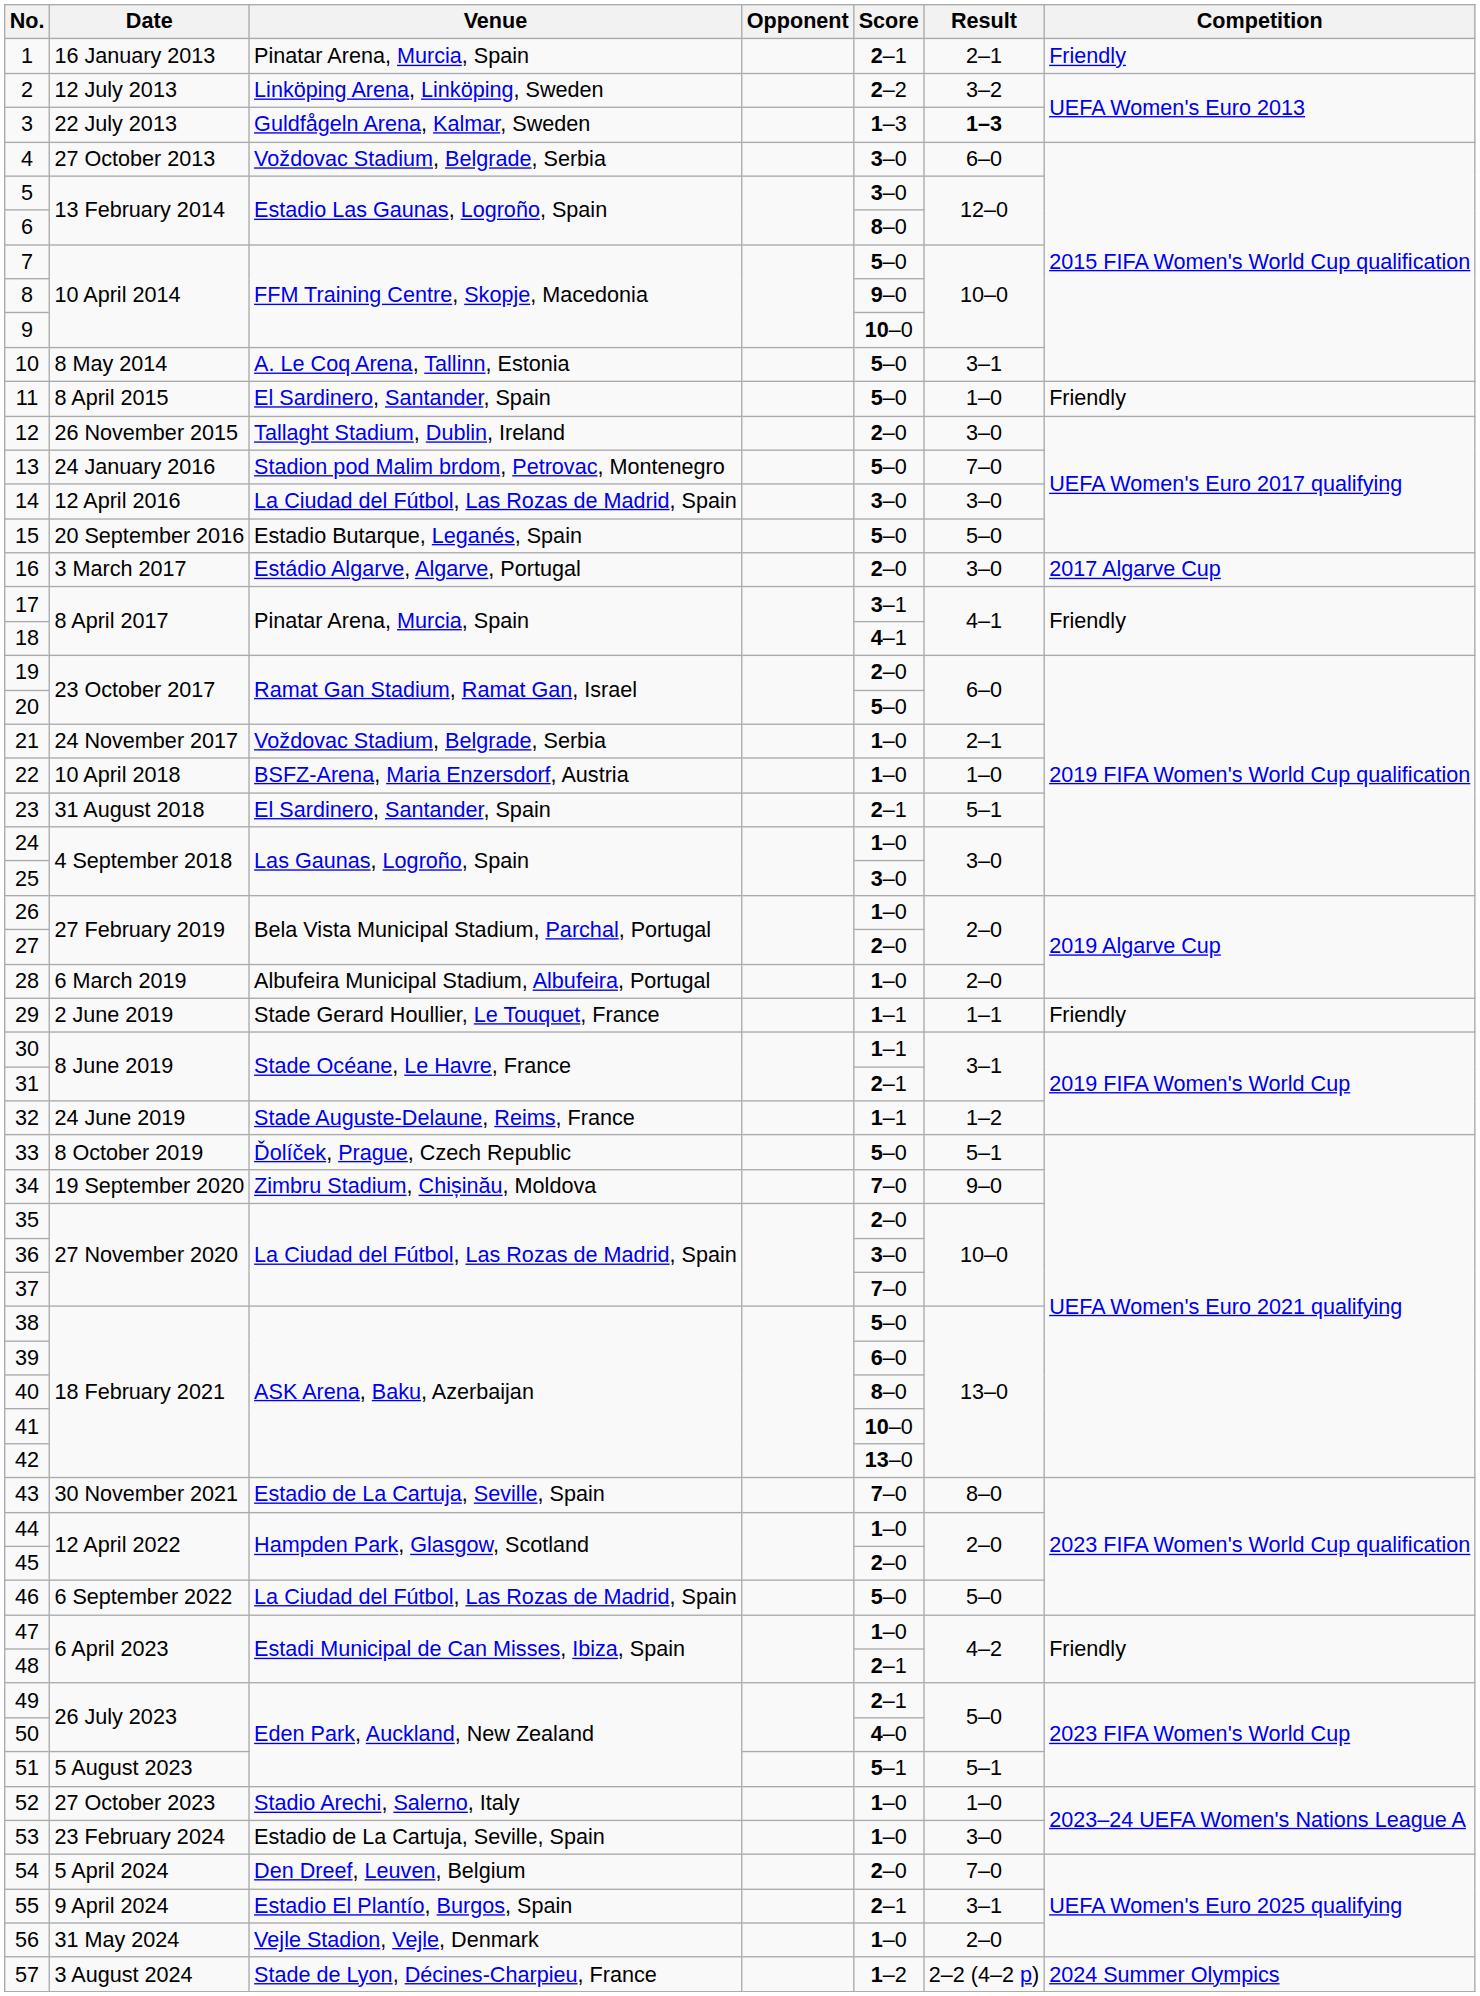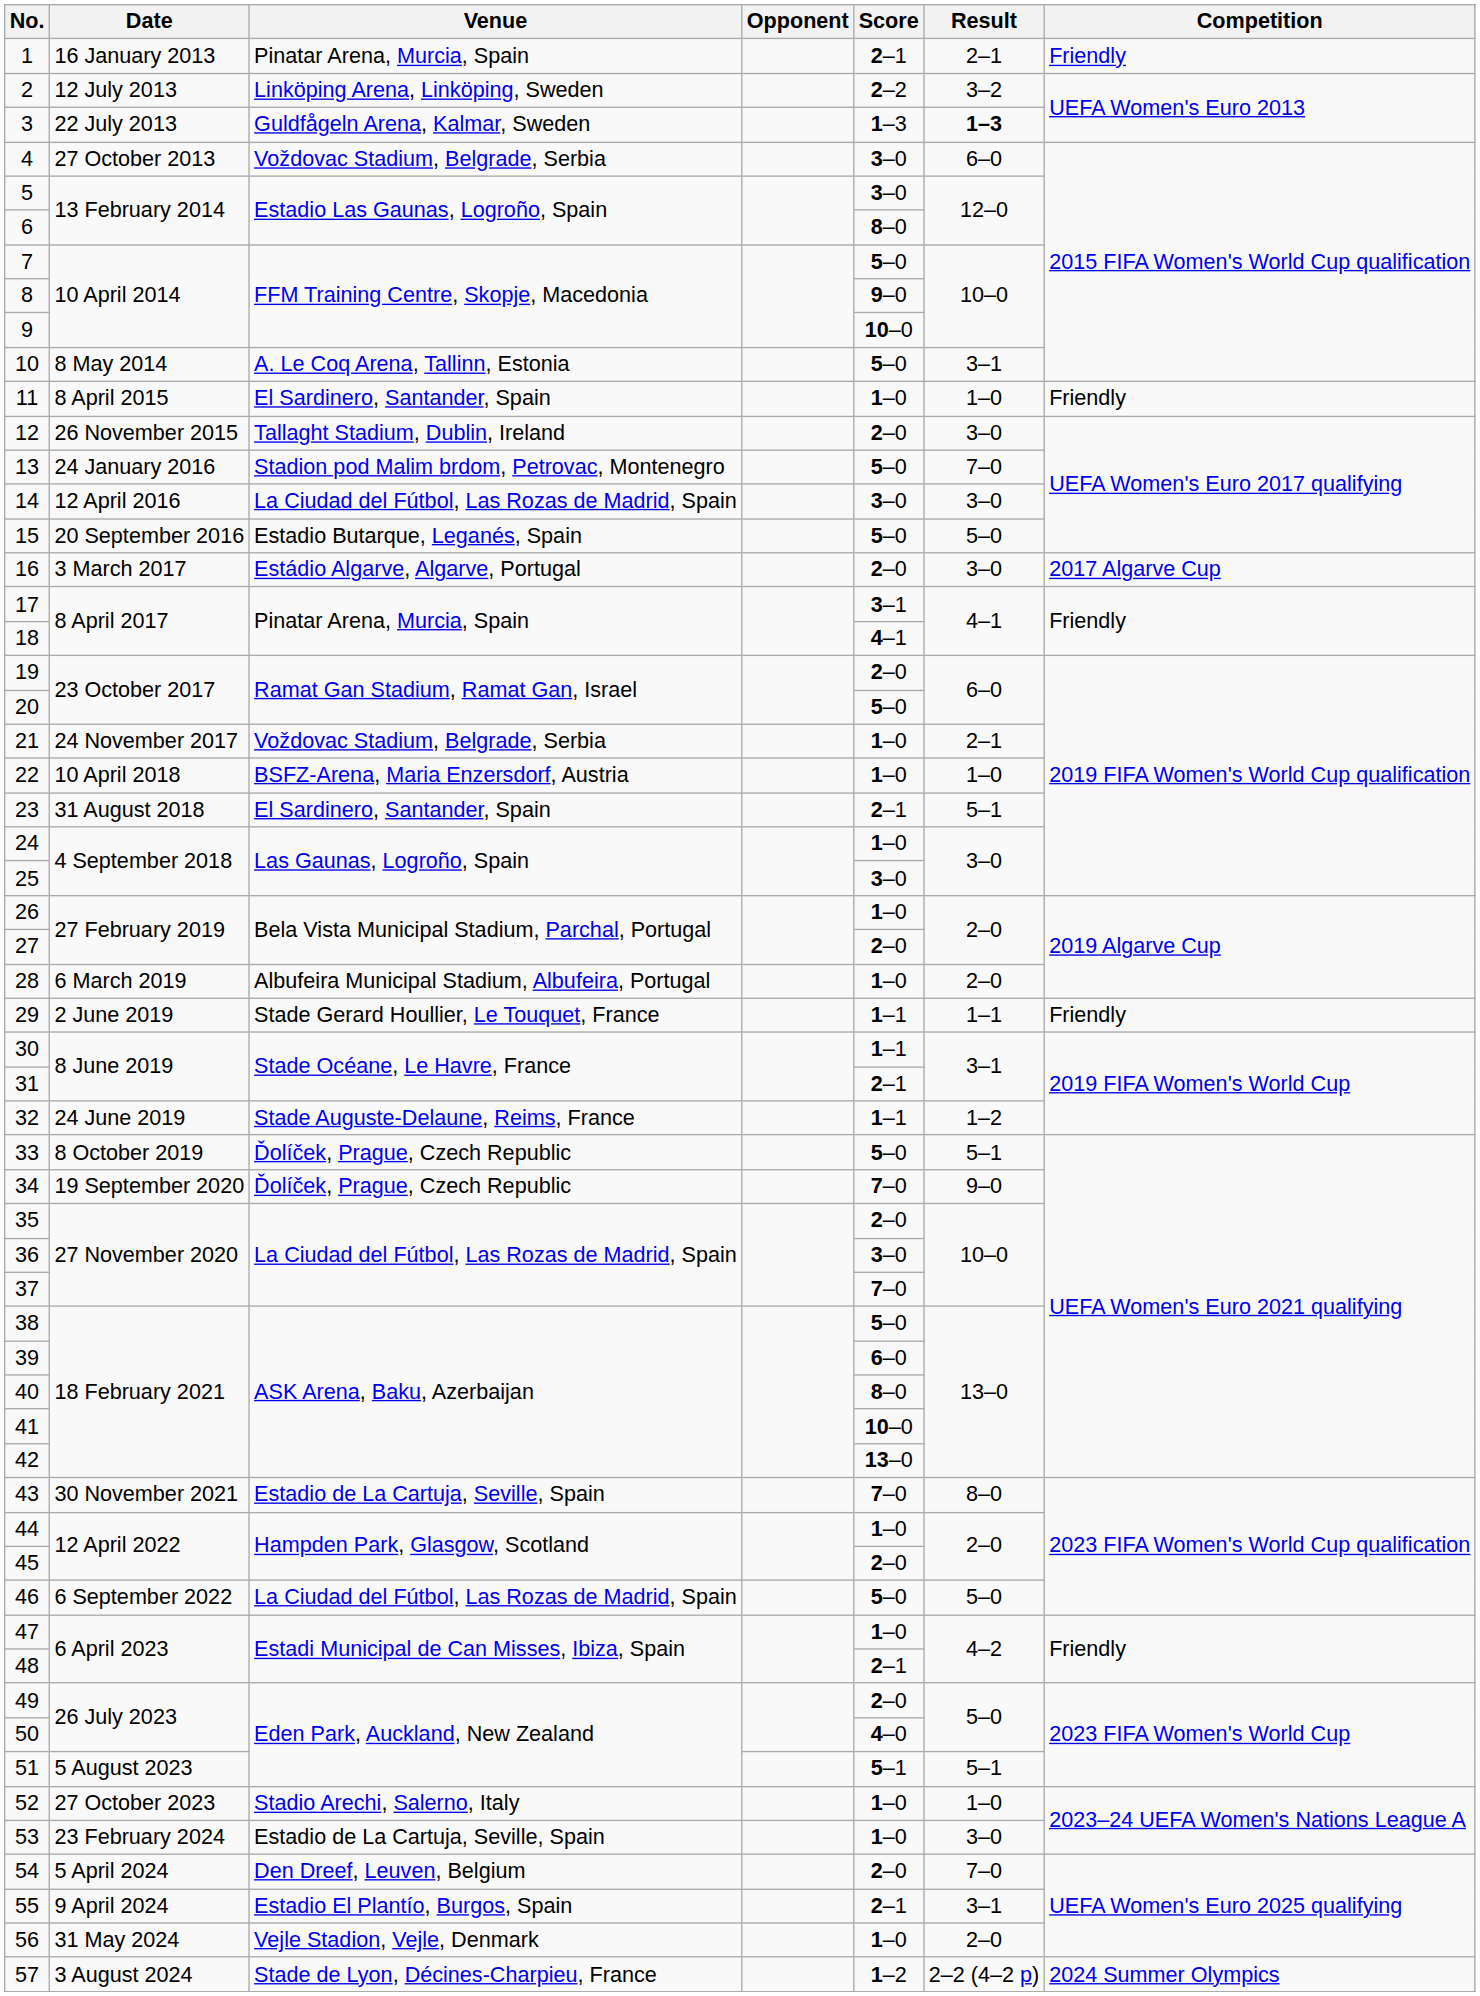(889, 398) 5–0 -> (889, 398) 1–0
(425, 1186) Zimbru Stadium, Chișinău, Moldova -> (413, 1186) Ďolíček, Prague, Czech Republic
(889, 1700) 2–1 -> (889, 1700) 2–0
